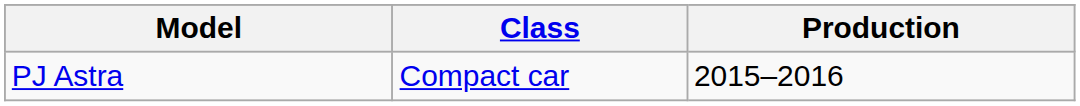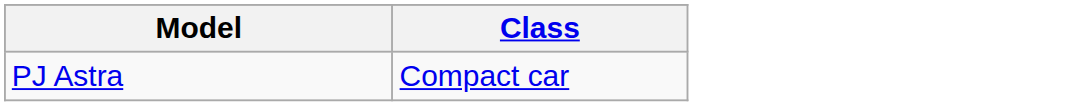- column: (881, 28)
